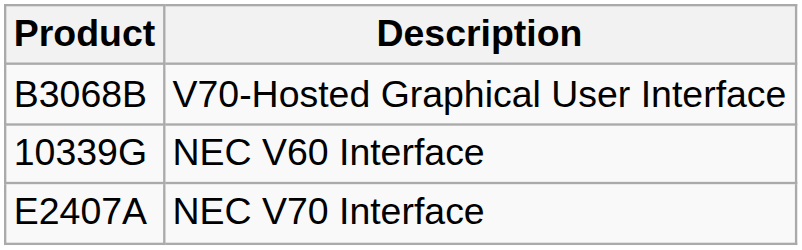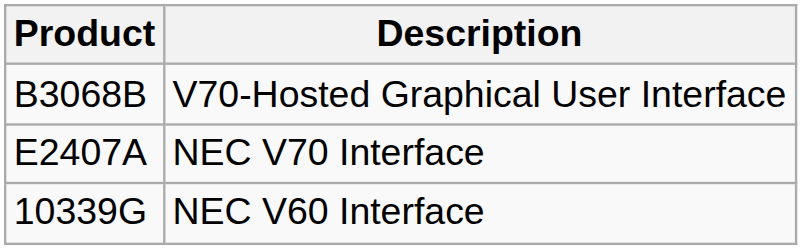rows swapped: (80, 152) <-> (80, 212)
